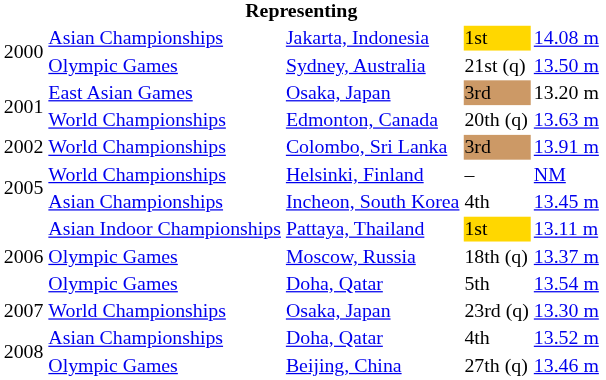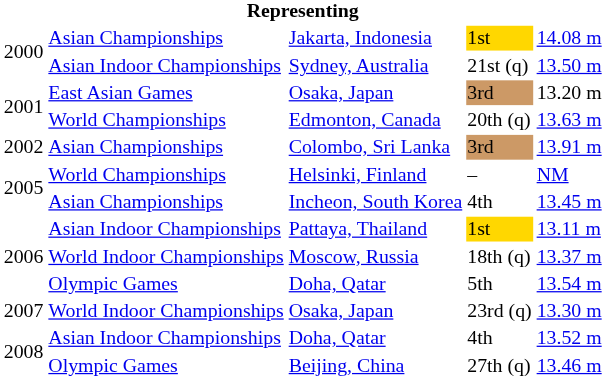(113, 65) Olympic Games -> (165, 65) Asian Indoor Championships
(137, 147) World Championships -> (136, 147) Asian Championships
(113, 256) Olympic Games -> (166, 256) World Indoor Championships
(137, 310) World Championships -> (166, 310) World Indoor Championships
(136, 338) Asian Championships -> (165, 338) Asian Indoor Championships
